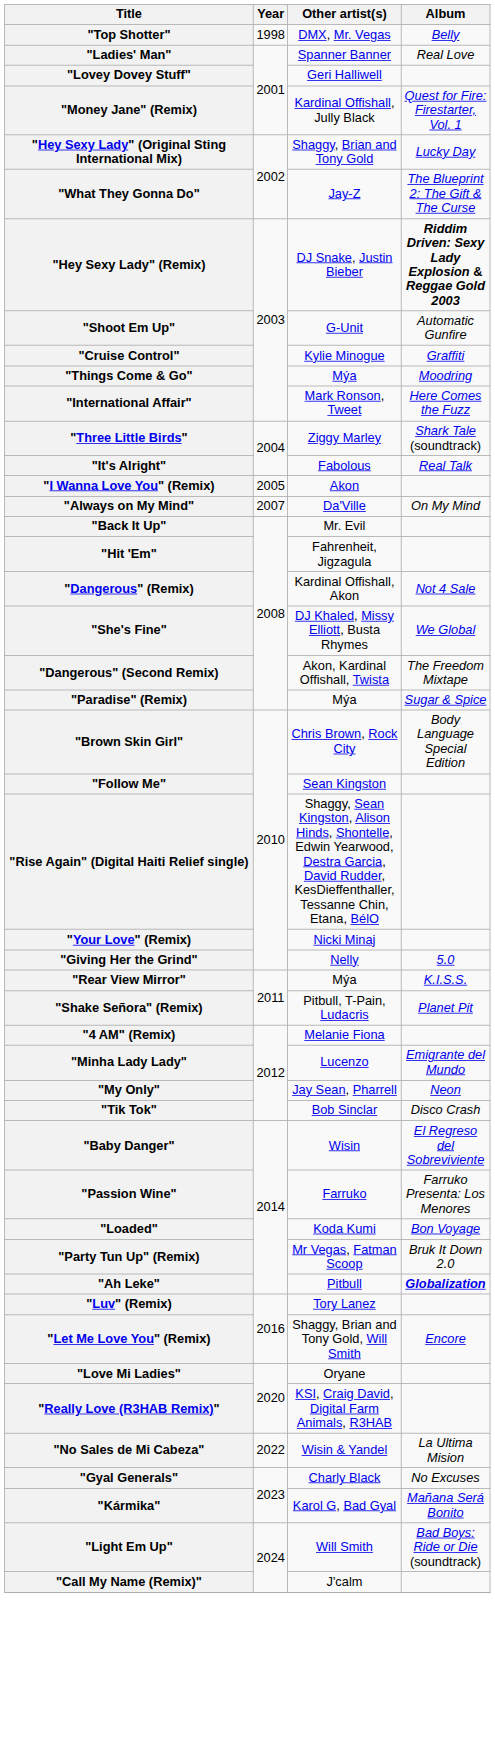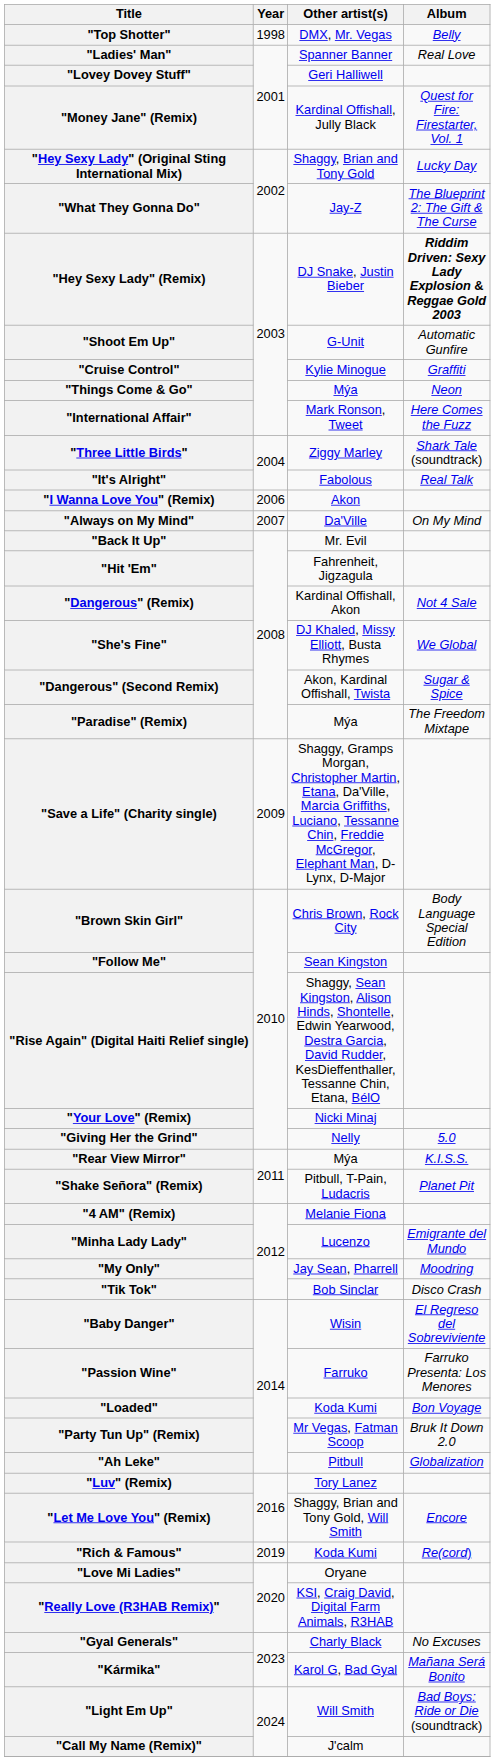(446, 376) Moodring -> (447, 390) Neon
(271, 486) 2005 -> (271, 500) 2006
(446, 672) The Freedom Mixtape -> (447, 687) Sugar & Spice
(446, 700) Sugar & Spice -> (447, 721) The Freedom Mixtape
+ row: (129, 814)
(446, 1090) Neon -> (447, 1269) Moodring
(446, 1284) bold -> (447, 1462) normal
+ row: (129, 1552)
- row: (129, 1450)
